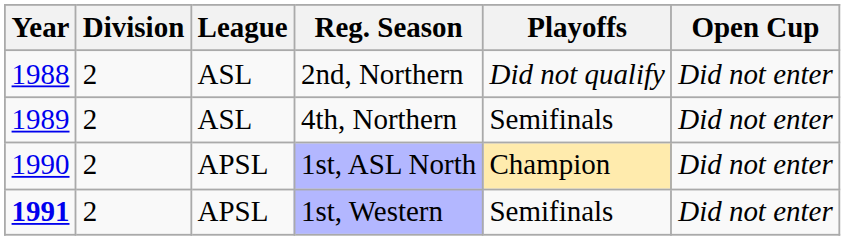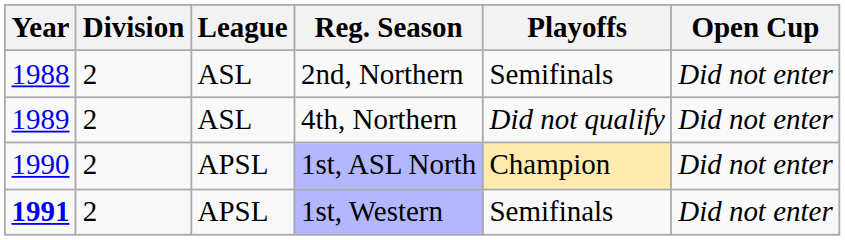(577, 73) Did not qualify -> (551, 73) Semifinals
(551, 119) Semifinals -> (577, 119) Did not qualify
